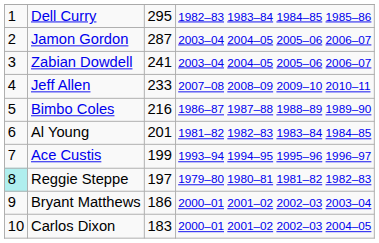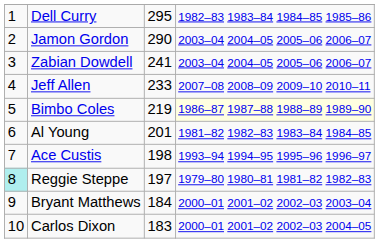(160, 39) 287 -> (160, 39) 290
(160, 109) 216 -> (160, 109) 219
(275, 110) no background -> (275, 110) lightyellow background
(160, 156) 199 -> (160, 156) 198
(160, 202) 186 -> (160, 202) 184
